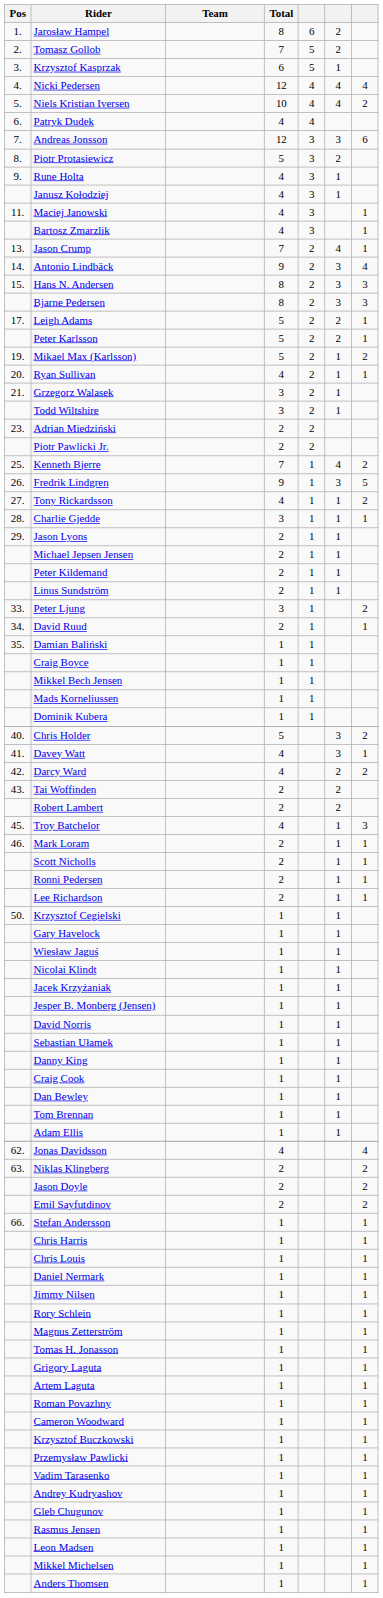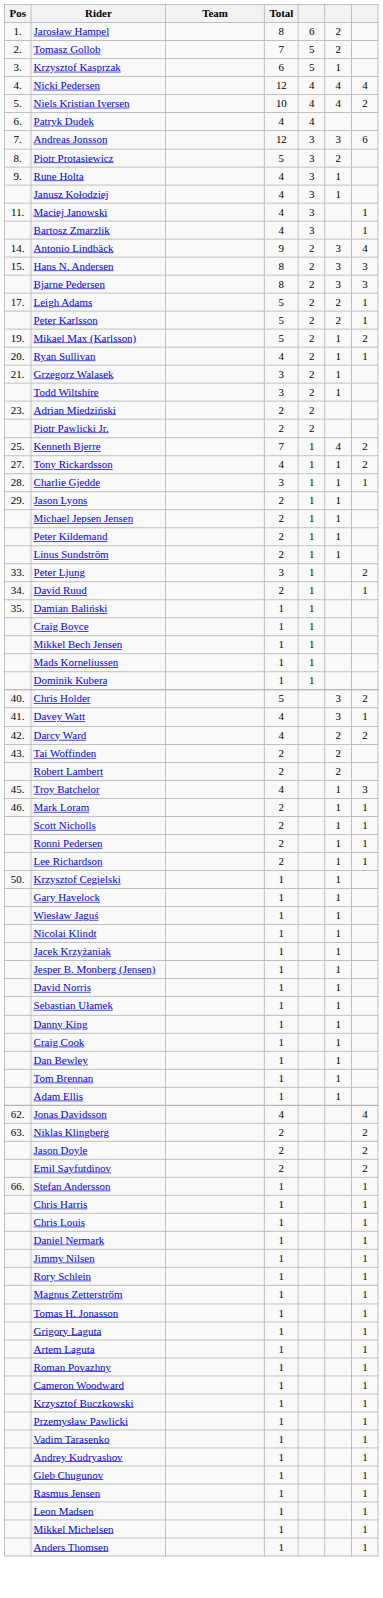- row: (62, 248)
- row: (71, 482)
